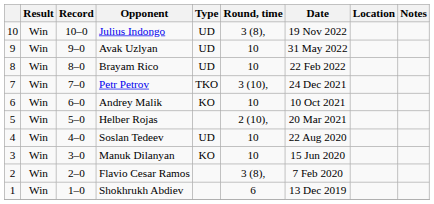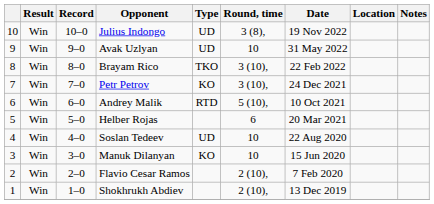(207, 66) UD -> (207, 66) TKO
(253, 66) 10 -> (253, 66) 3 (10),
(207, 84) TKO -> (207, 84) KO
(207, 102) KO -> (207, 102) RTD
(253, 102) 10 -> (253, 102) 5 (10),
(253, 119) 2 (10), -> (253, 119) 6
(253, 173) 3 (8), -> (253, 173) 2 (10),
(253, 191) 6 -> (253, 191) 2 (10),
